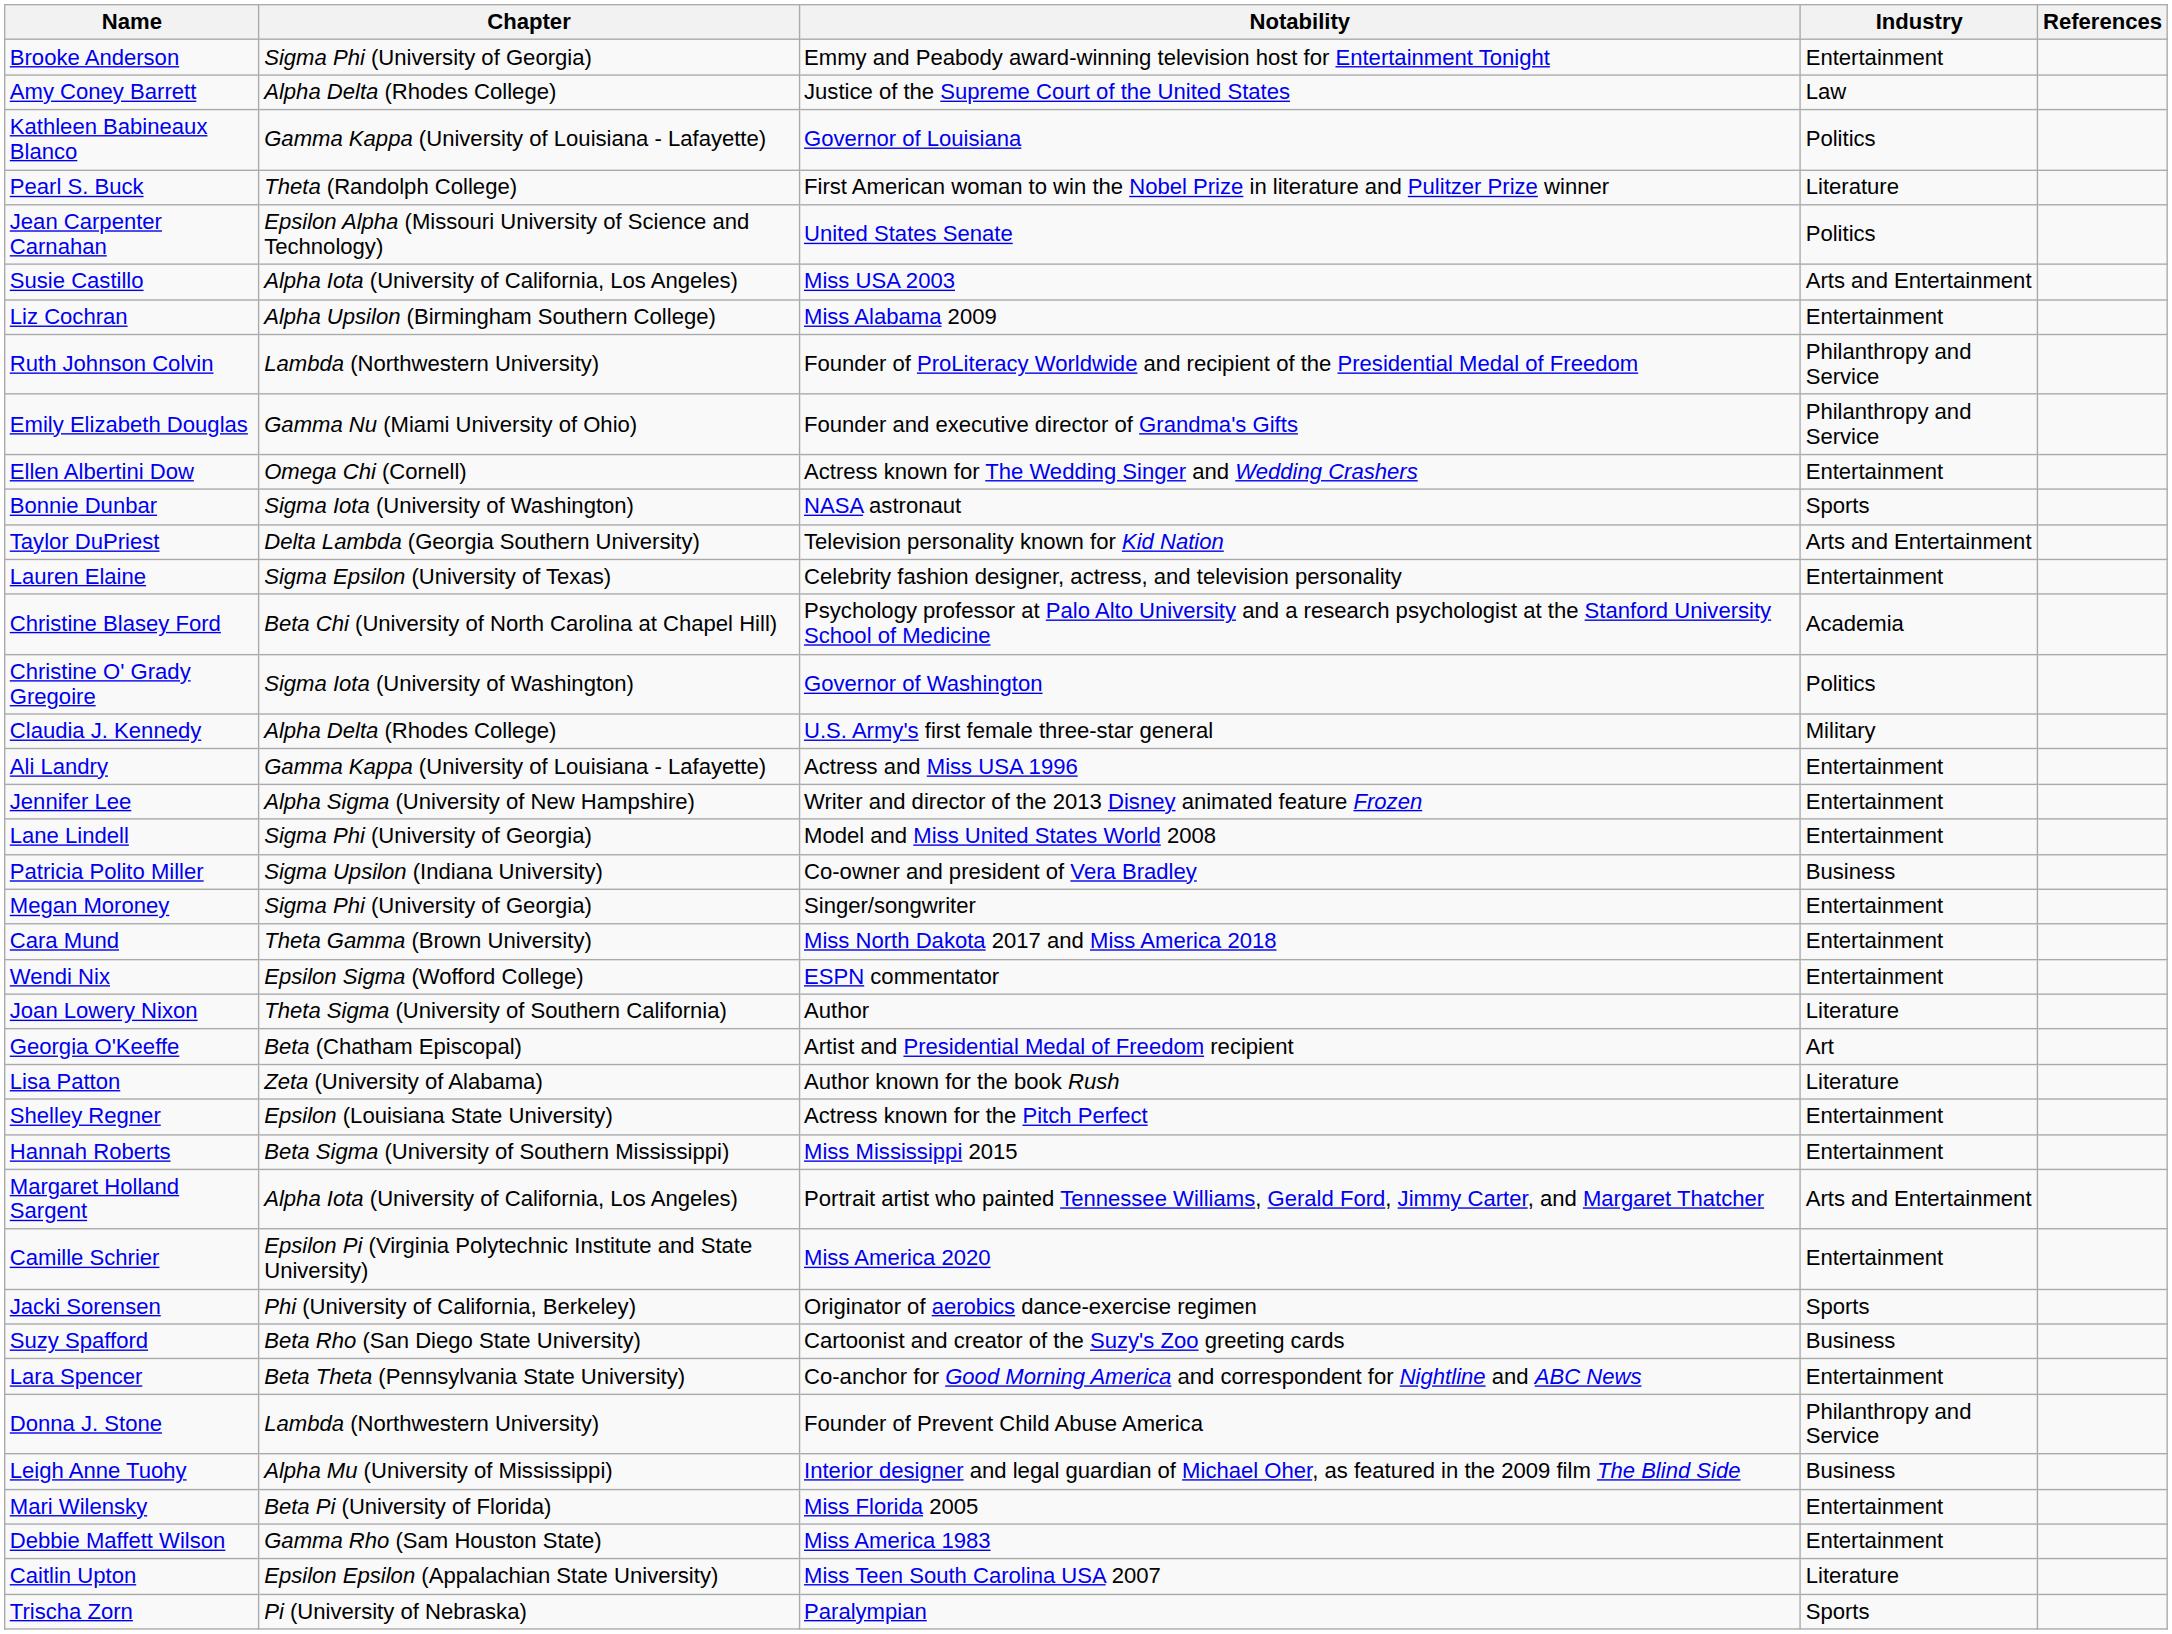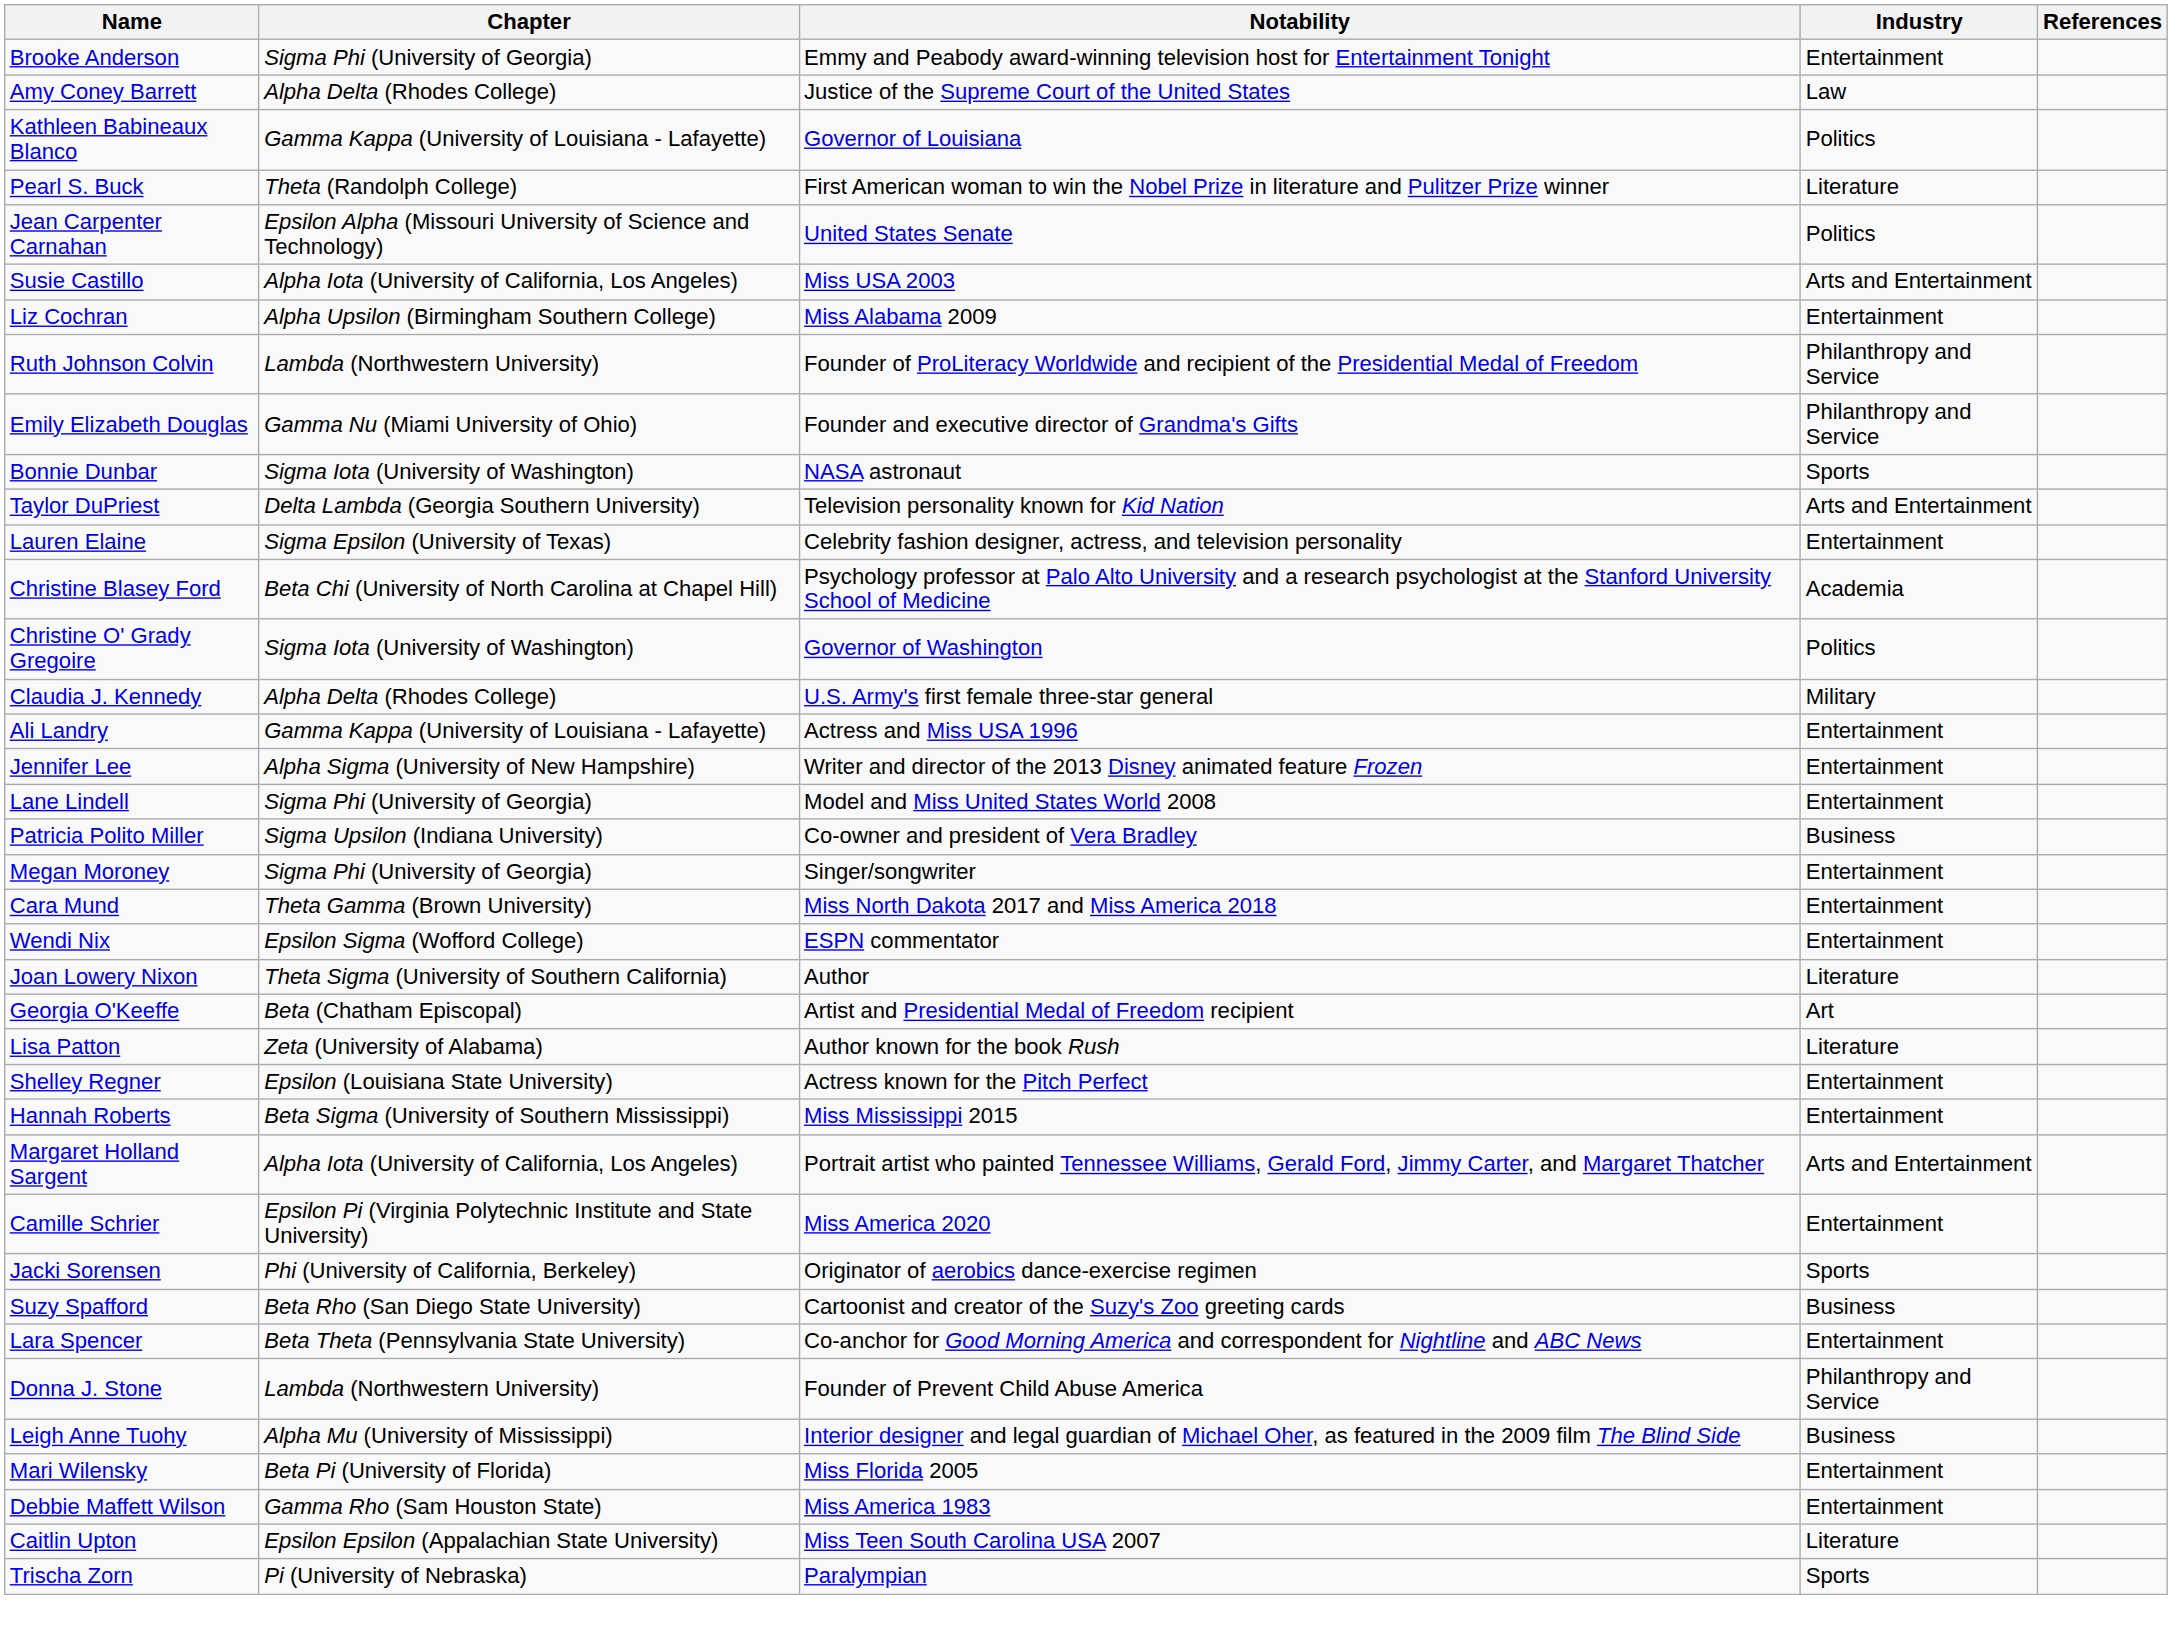- row: (102, 471)
